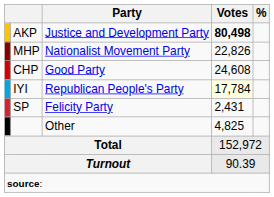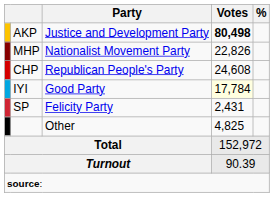(75, 70) Good Party -> (114, 70) Republican People's Party
(114, 88) Republican People's Party -> (75, 88) Good Party
